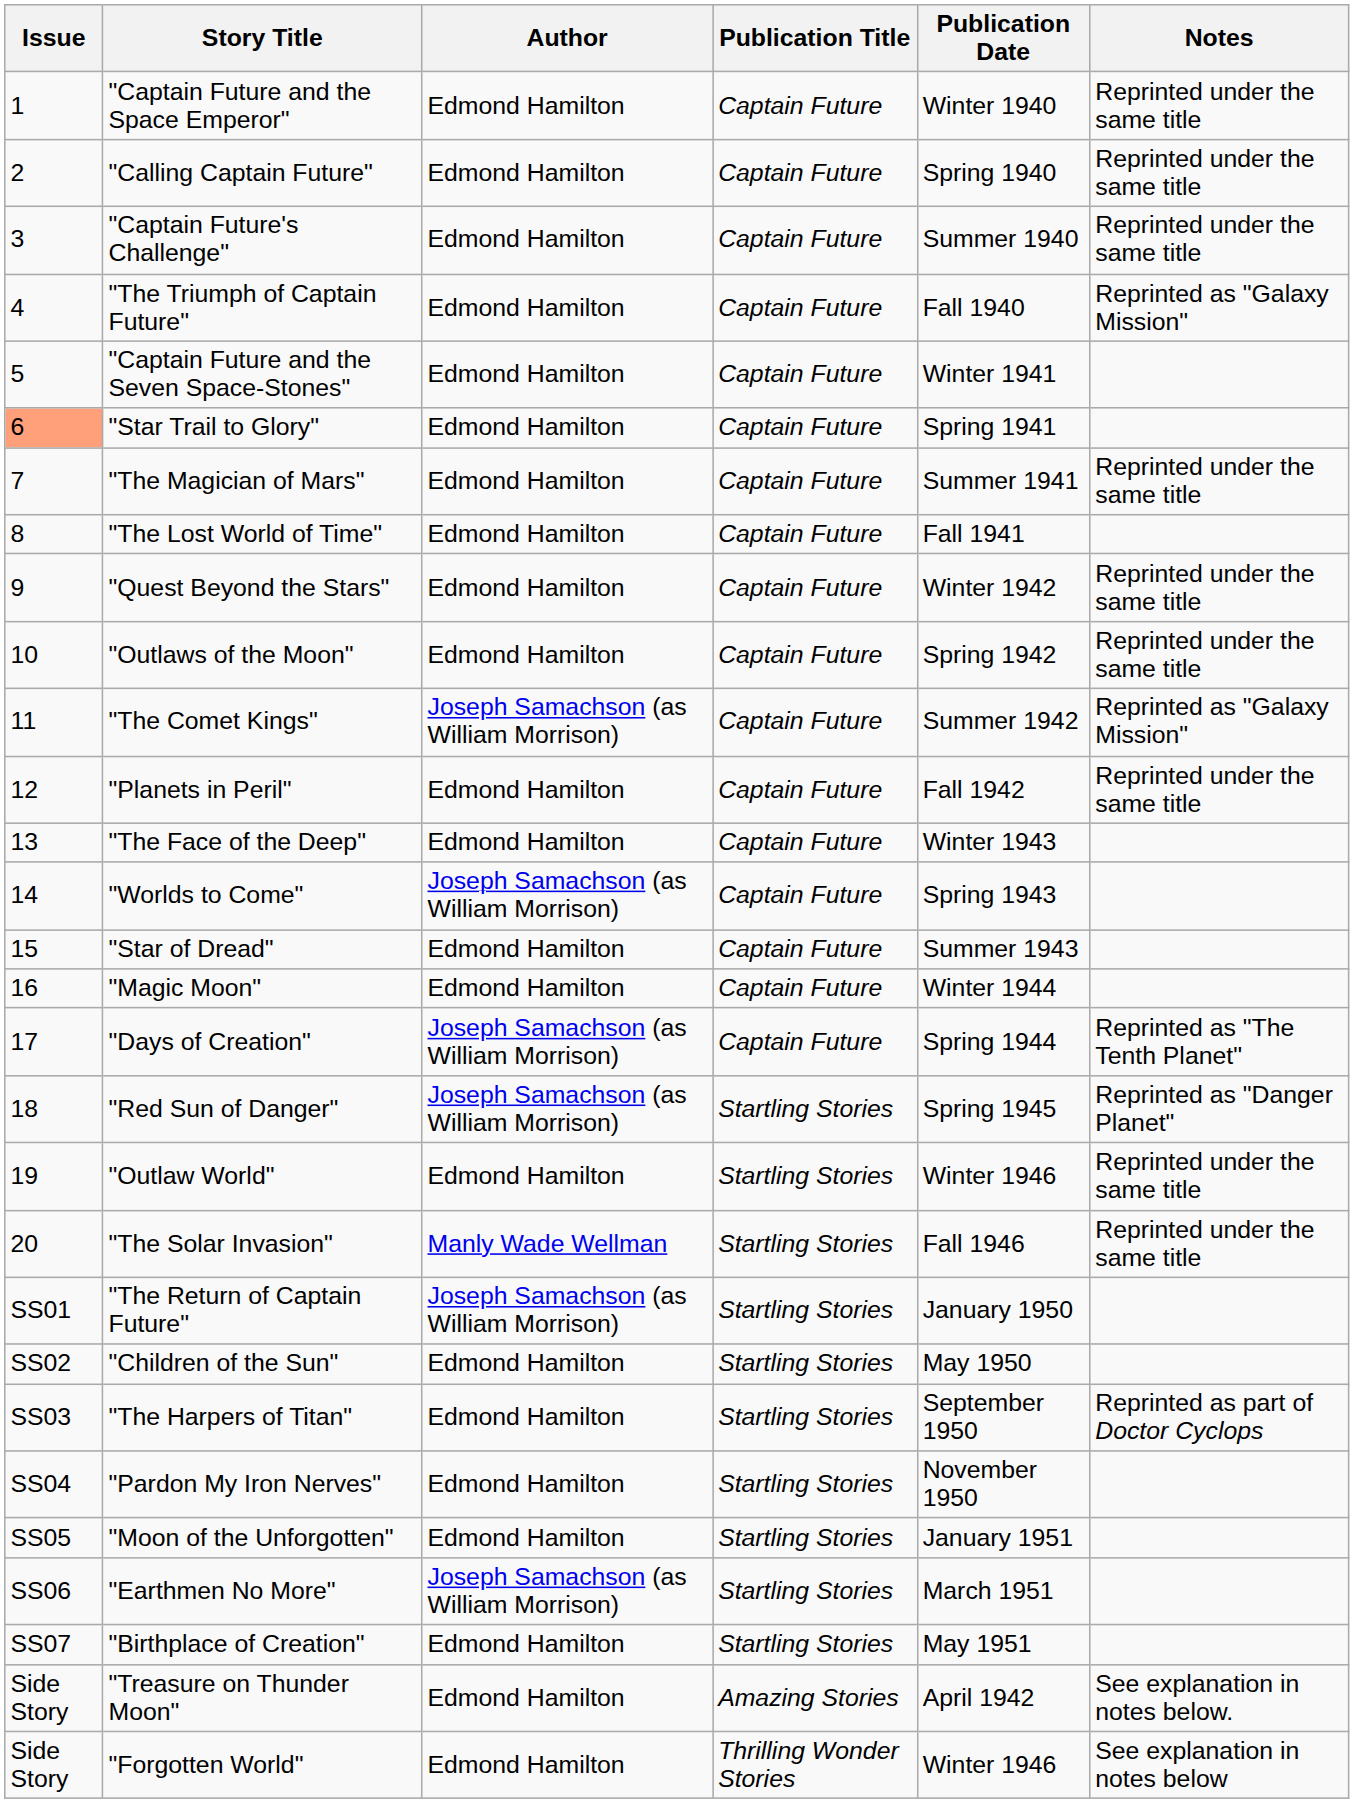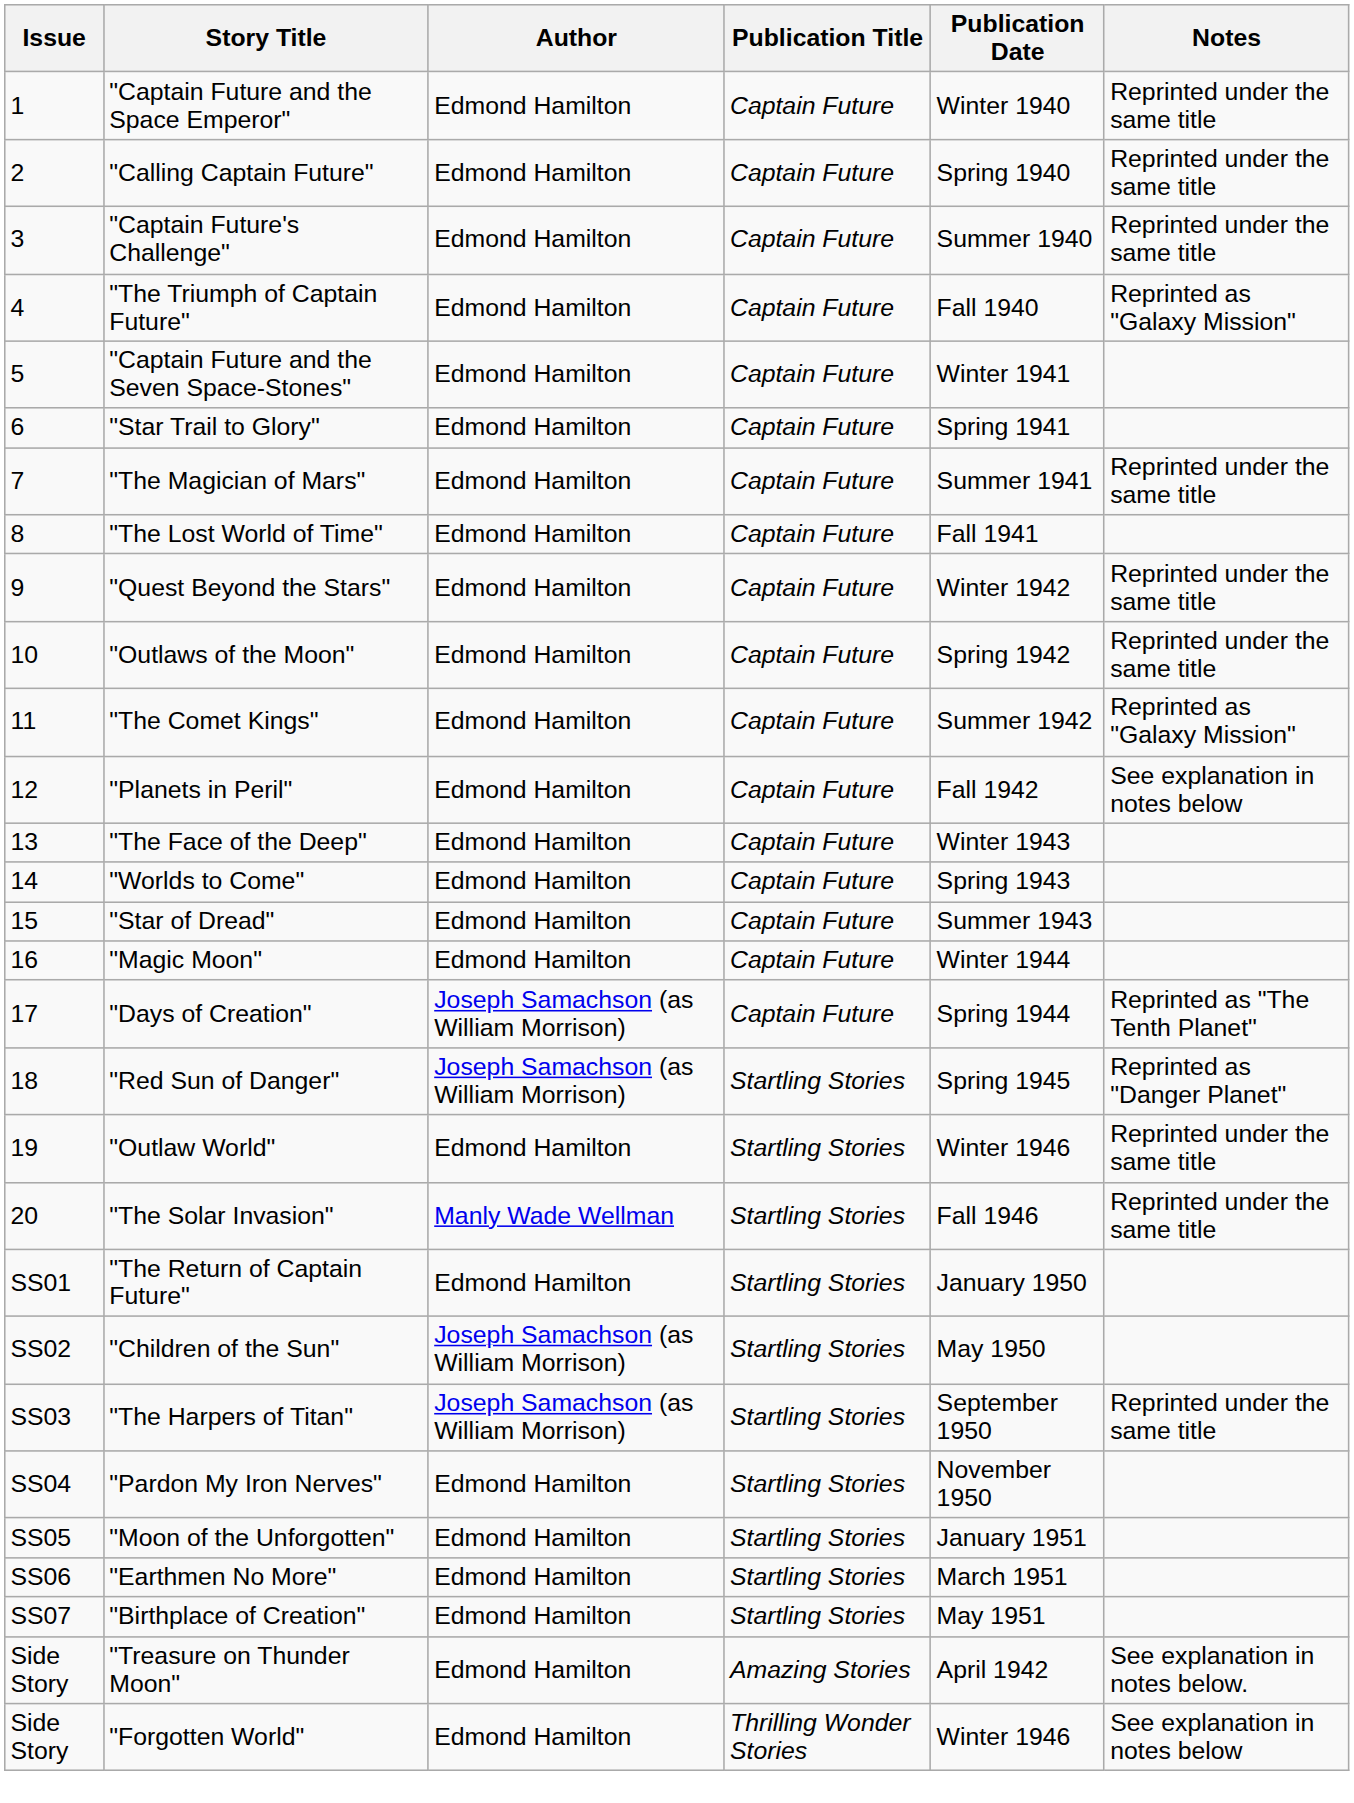(17, 427) lightsalmon background -> (17, 427) no background
(557, 721) Joseph Samachson (as William Morrison) -> (533, 721) Edmond Hamilton
(1205, 789) Reprinted under the same title -> (1212, 789) See explanation in notes below
(557, 895) Joseph Samachson (as William Morrison) -> (533, 881) Edmond Hamilton
(557, 1310) Joseph Samachson (as William Morrison) -> (533, 1282) Edmond Hamilton
(526, 1363) Edmond Hamilton -> (564, 1349) Joseph Samachson (as William Morrison)
(526, 1417) Edmond Hamilton -> (564, 1417) Joseph Samachson (as William Morrison)
(1204, 1417) Reprinted as part of Doctor Cyclops -> (1220, 1417) Reprinted under the same title
(557, 1590) Joseph Samachson (as William Morrison) -> (533, 1576) Edmond Hamilton
